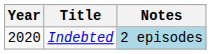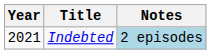(24, 38) 2020 -> (24, 38) 2021
